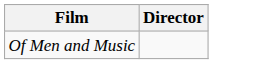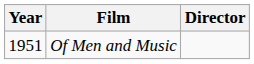+ column: (25, 17)
